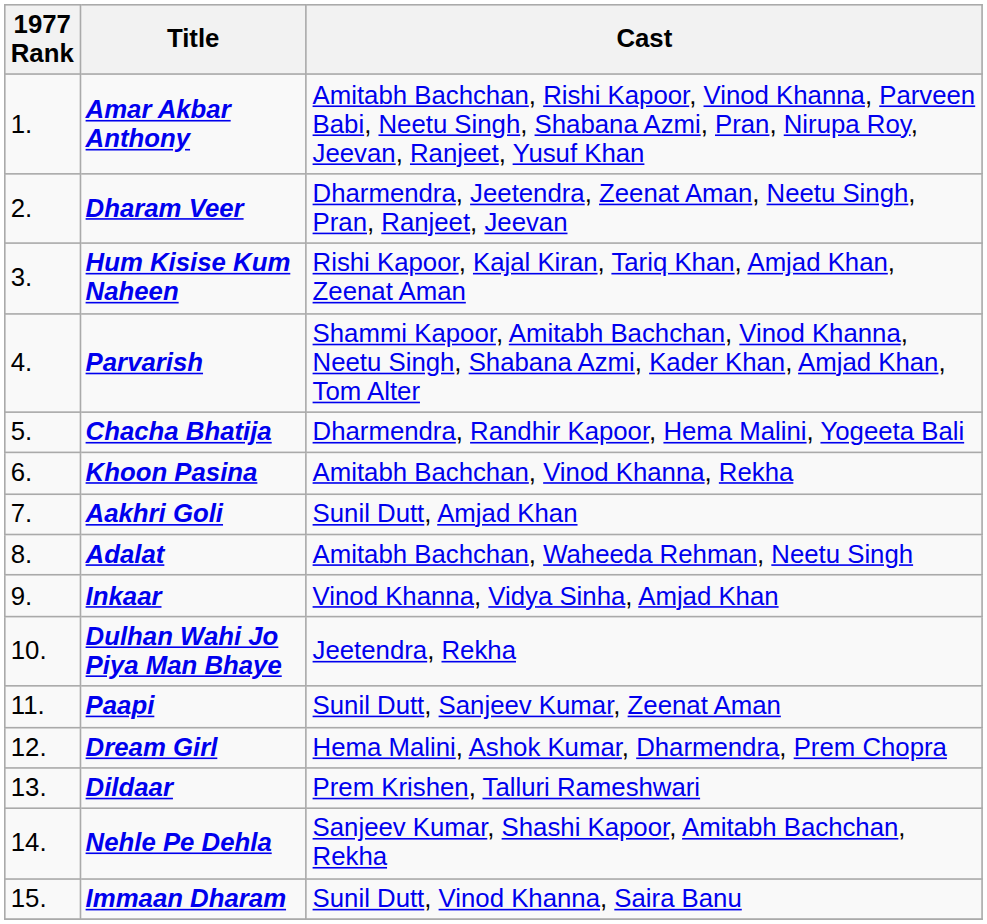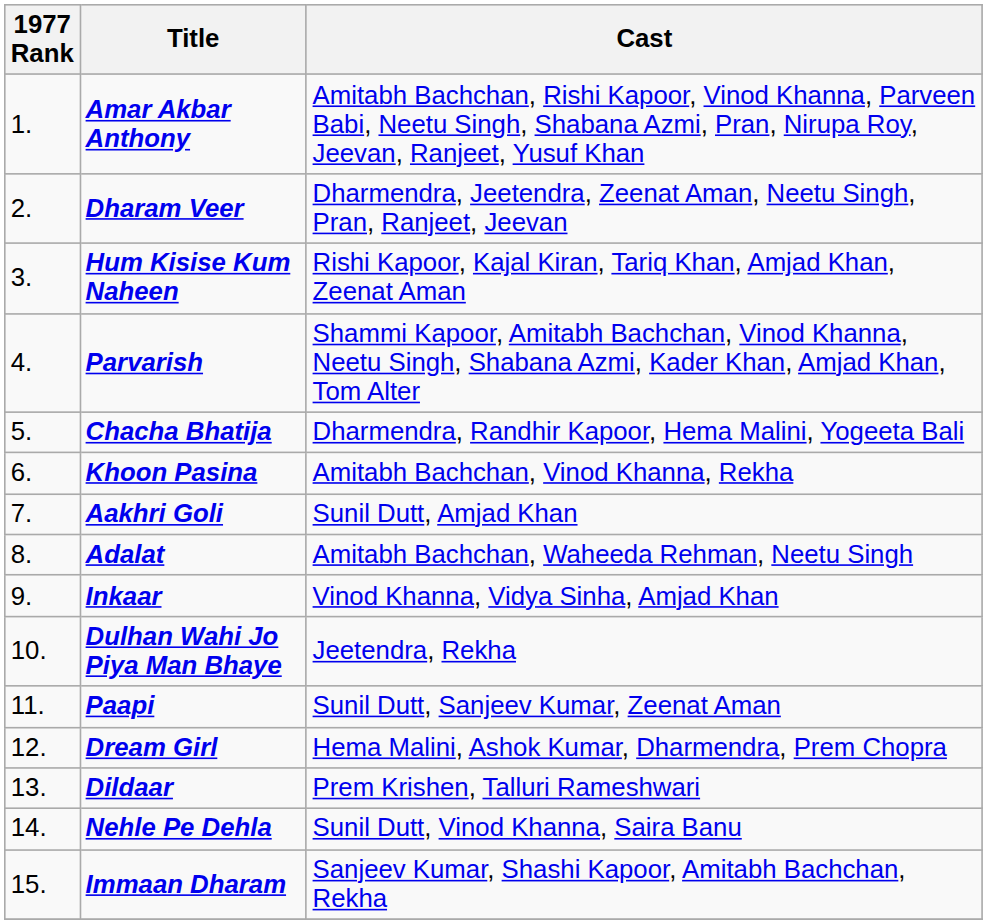(609, 843) Sanjeev Kumar, Shashi Kapoor, Amitabh Bachchan, Rekha -> (527, 828) Sunil Dutt, Vinod Khanna, Saira Banu
(527, 898) Sunil Dutt, Vinod Khanna, Saira Banu -> (609, 884) Sanjeev Kumar, Shashi Kapoor, Amitabh Bachchan, Rekha
